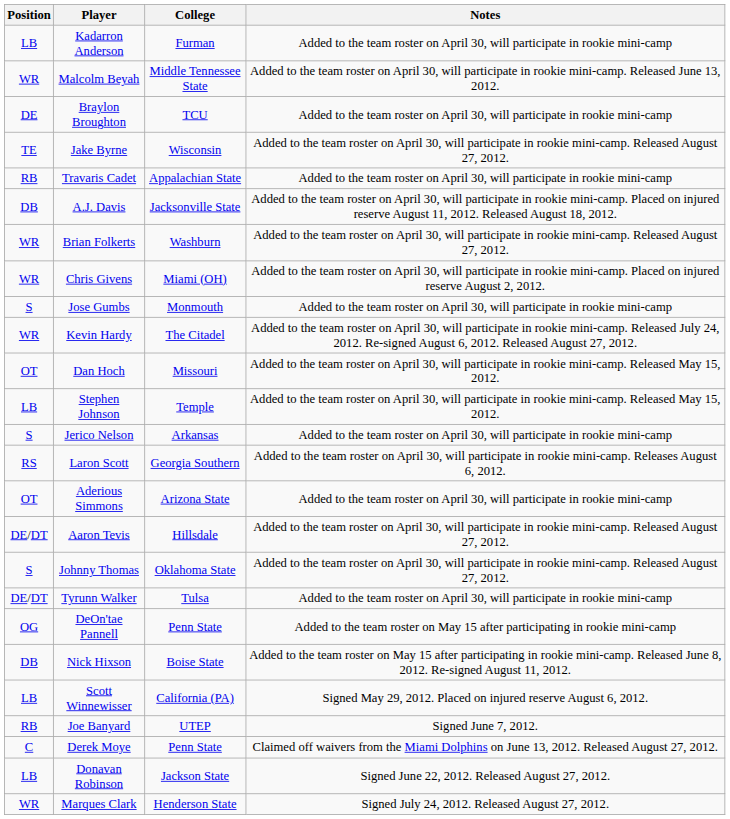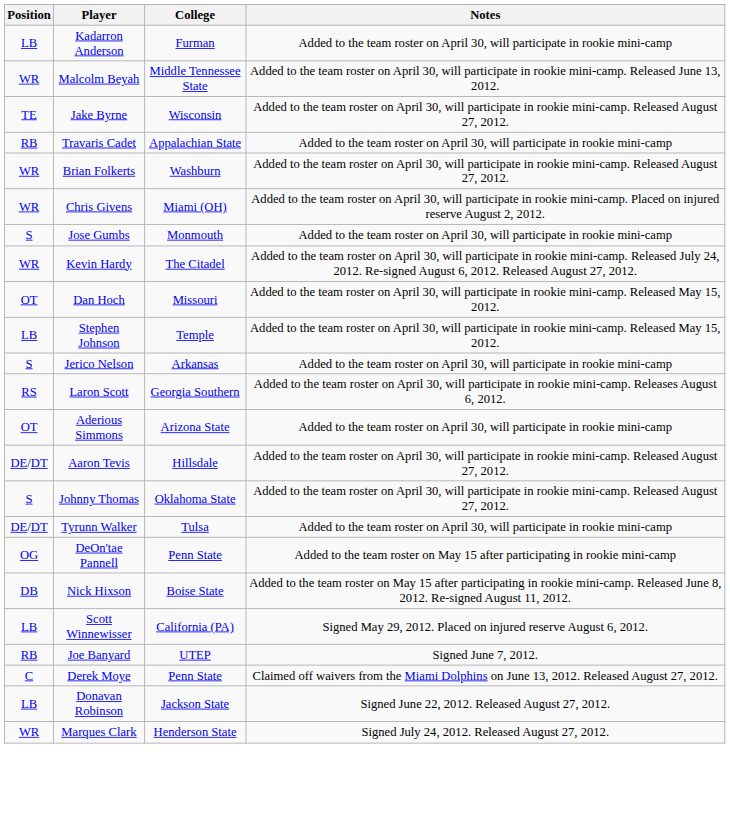- row: (99, 114)
- row: (99, 207)
